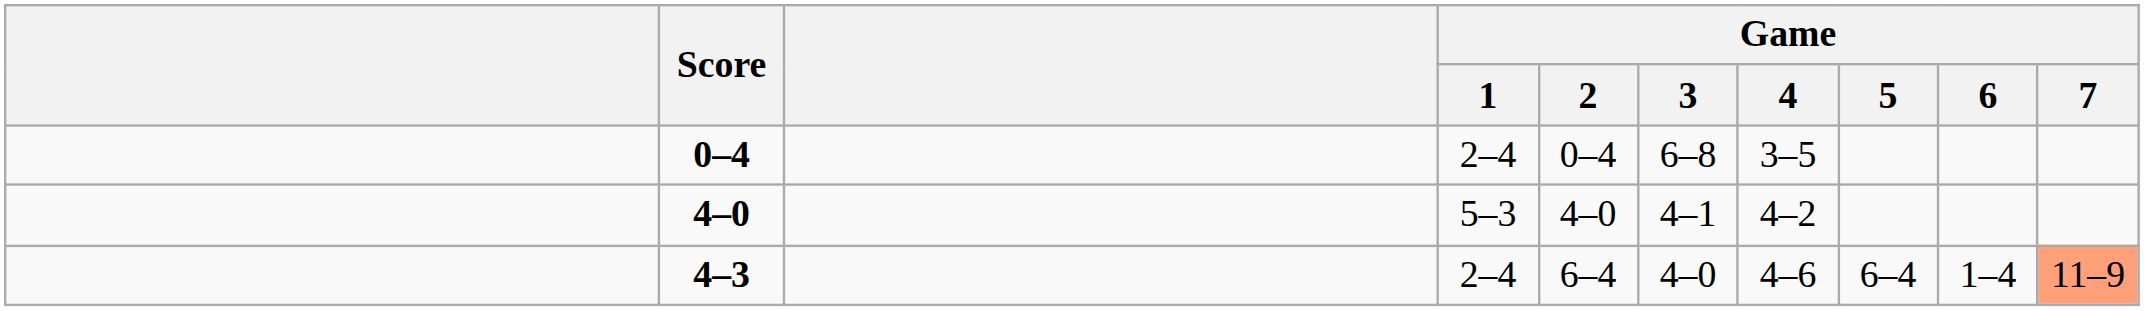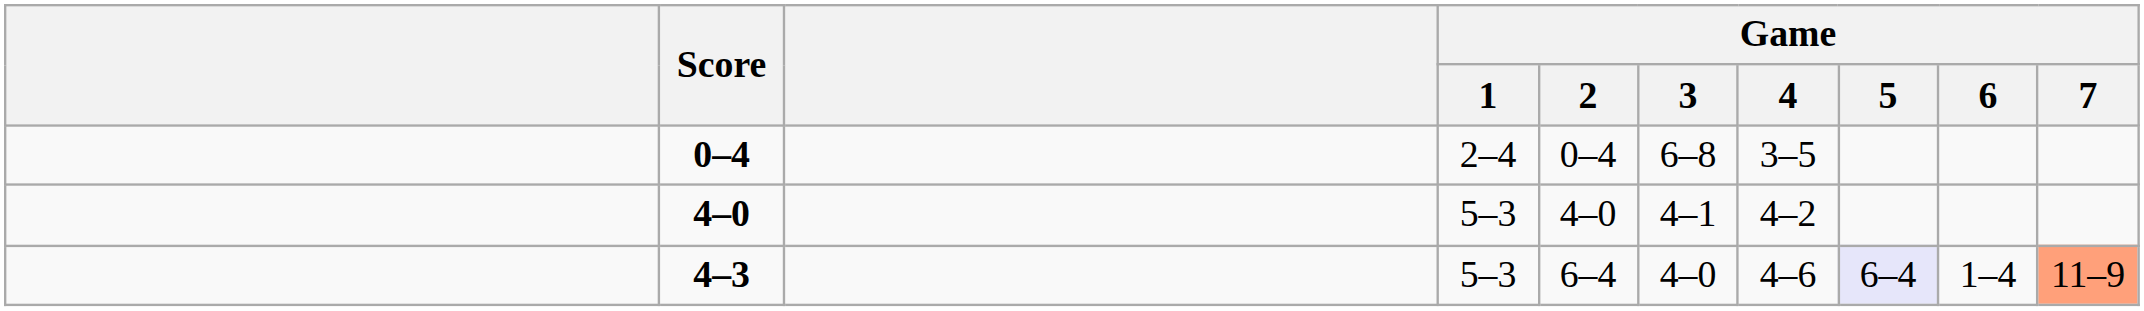(1488, 273) 2–4 -> (1488, 273) 5–3
(1888, 273) no background -> (1888, 273) lavender background
